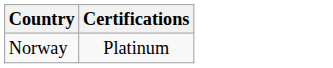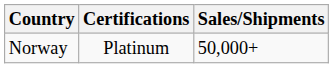+ column: (261, 18)
